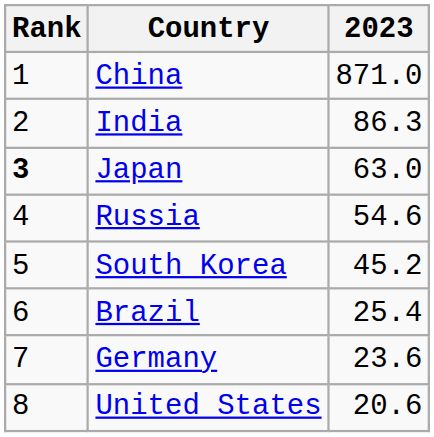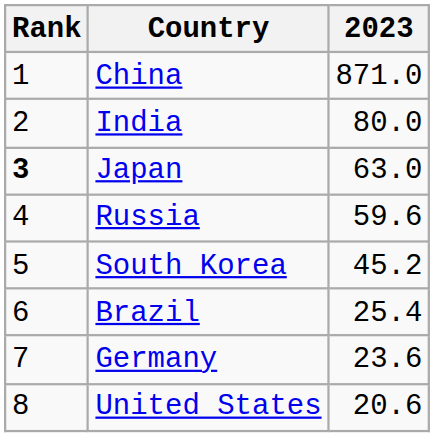(388, 123) 86.3 -> (388, 123) 80.0
(388, 218) 54.6 -> (388, 218) 59.6
